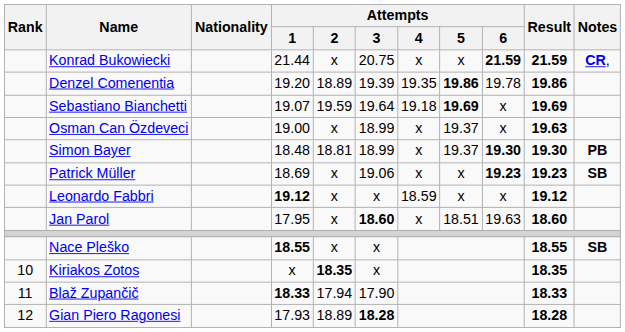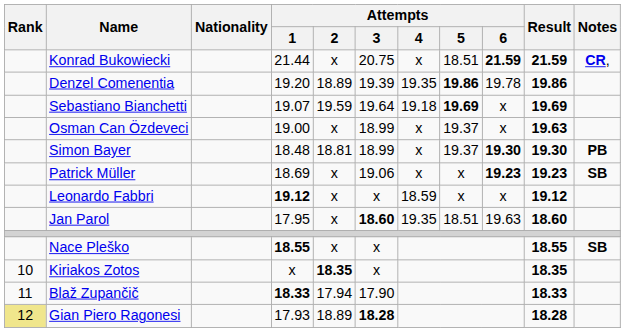(461, 60) x -> (461, 60) 18.51
(419, 219) x -> (419, 219) 19.35
(25, 315) no background -> (25, 315) khaki background
